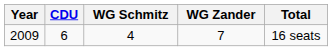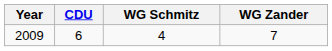- column: (296, 14)
